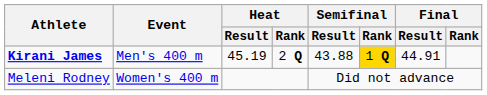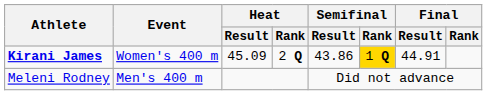(159, 57) Men's 400 m -> (167, 57) Women's 400 m
(247, 57) 45.19 -> (247, 57) 45.09
(334, 57) 43.88 -> (334, 57) 43.86
(167, 79) Women's 400 m -> (159, 79) Men's 400 m
